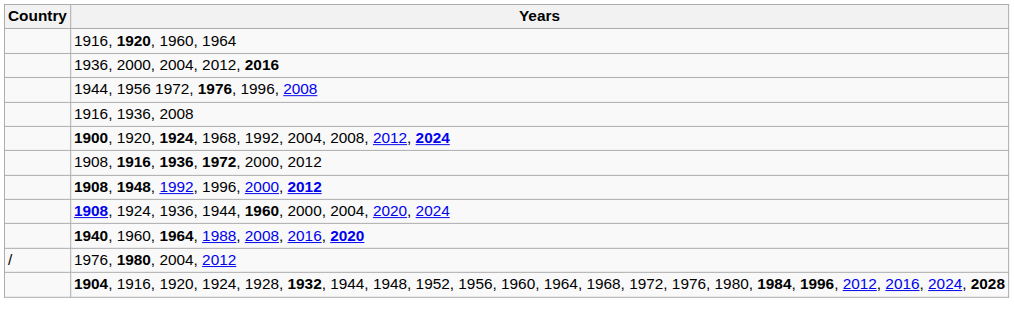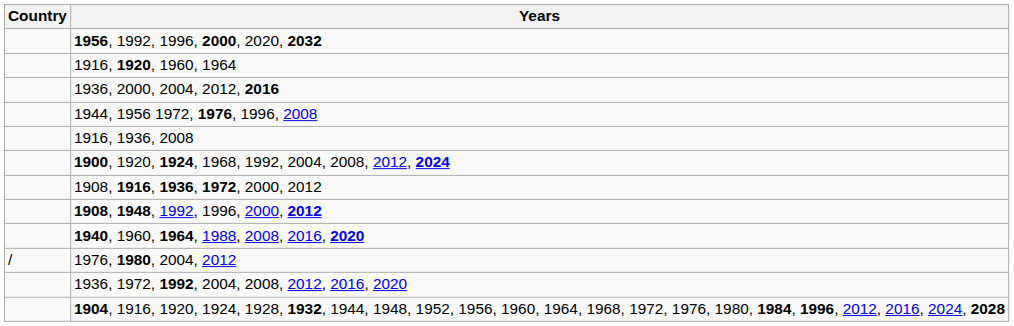+ row: (198, 41)
- row: (262, 211)
+ row: (241, 284)
